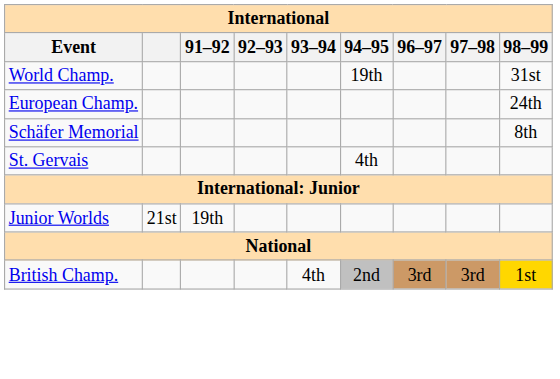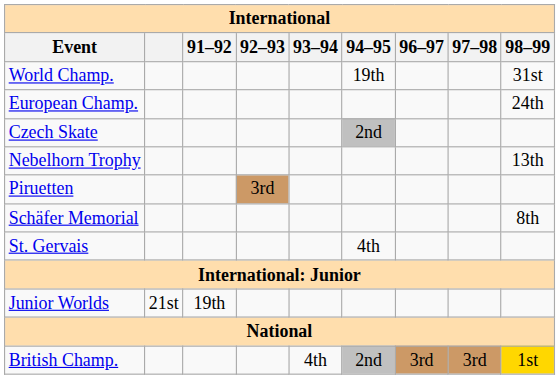+ row: (53, 132)
+ row: (75, 160)
+ row: (41, 189)
